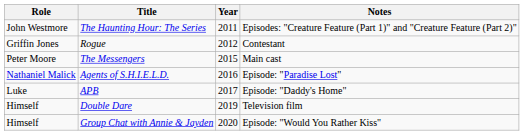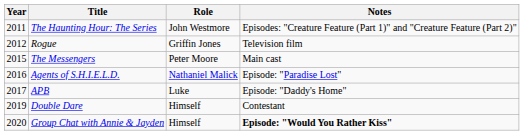columns swapped: (228, 12) <-> (41, 12)
(264, 43) Contestant -> (272, 43) Television film
(272, 106) Television film -> (264, 106) Contestant
(312, 122) normal -> (317, 122) bold
